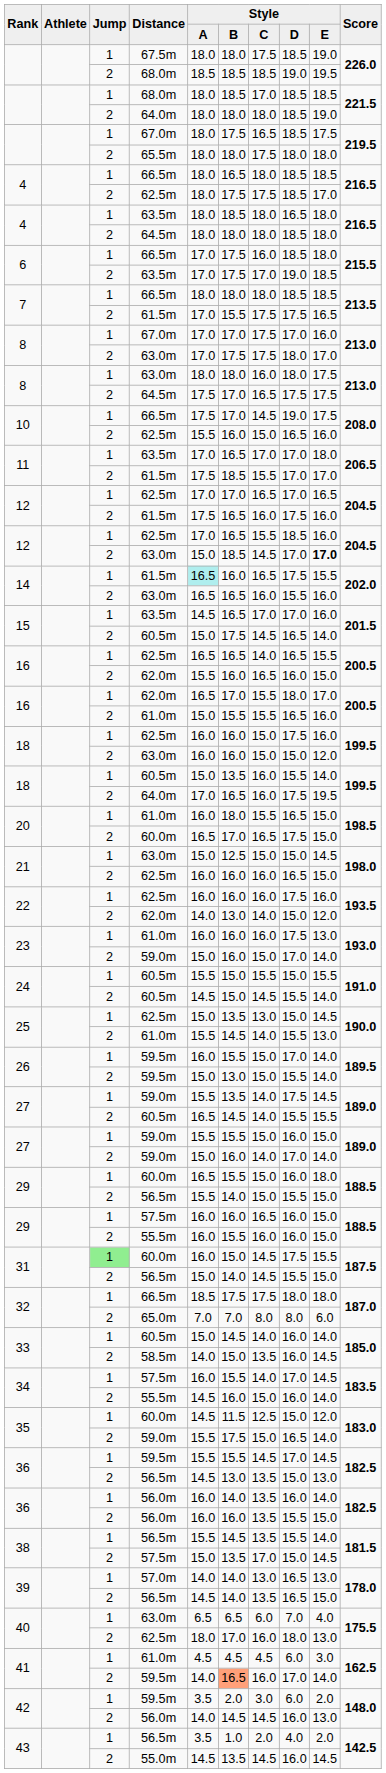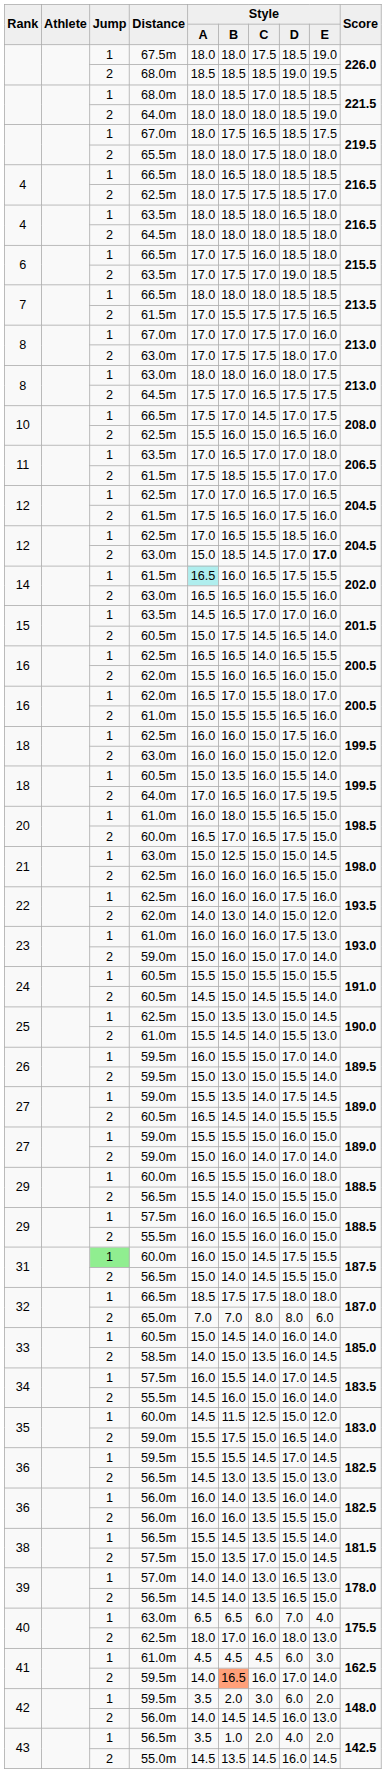(294, 415) 19.0 -> (294, 415) 17.0
